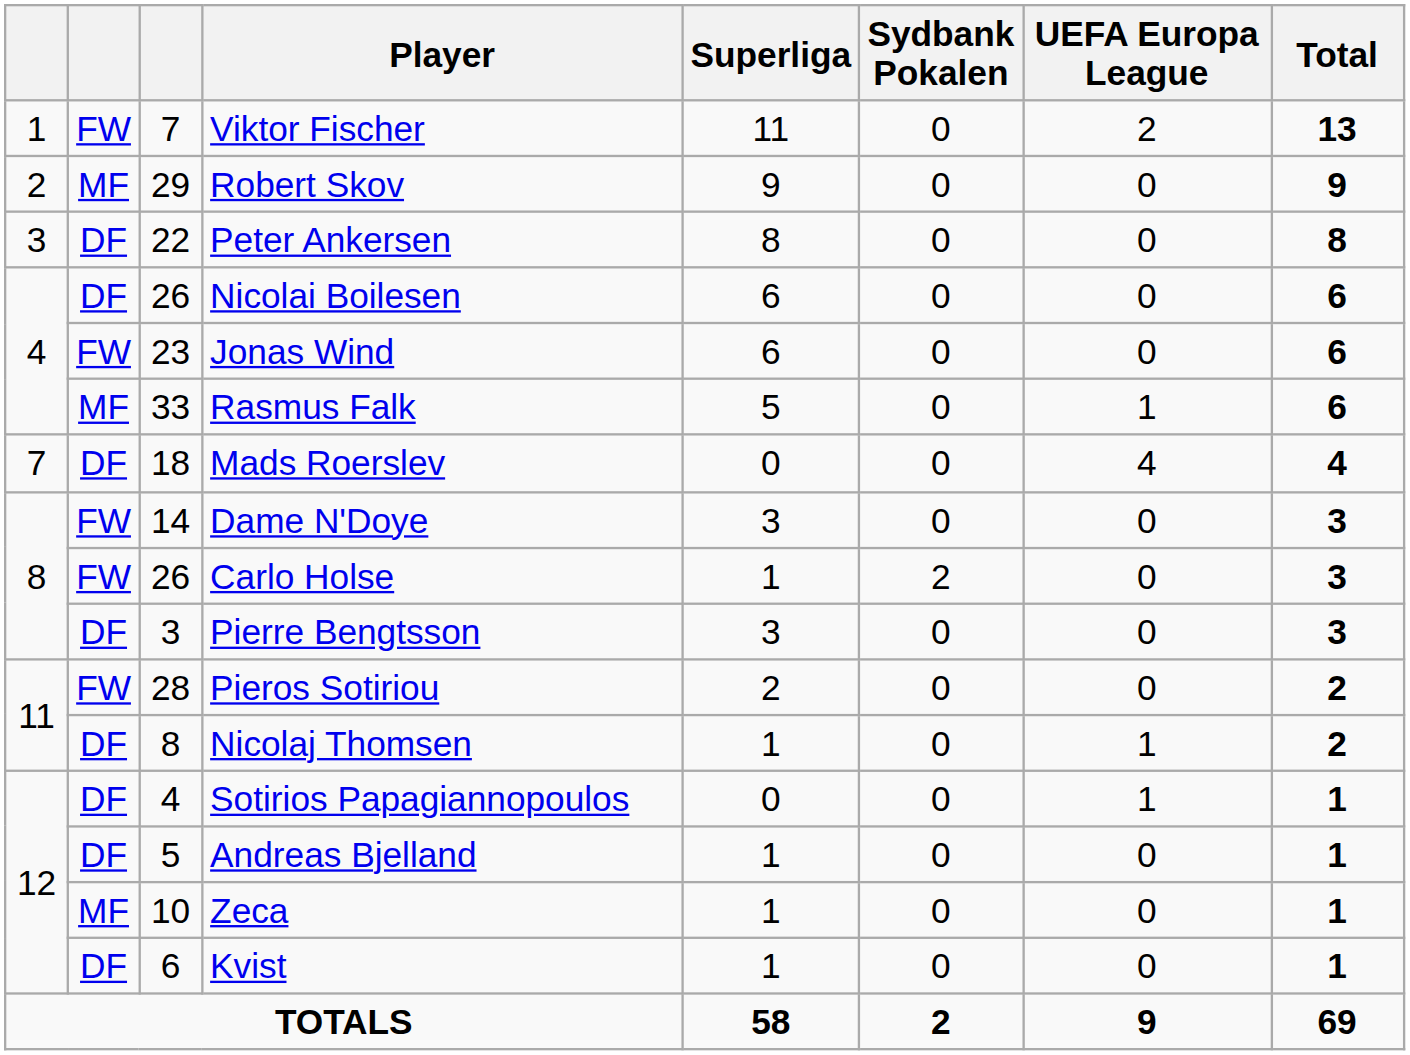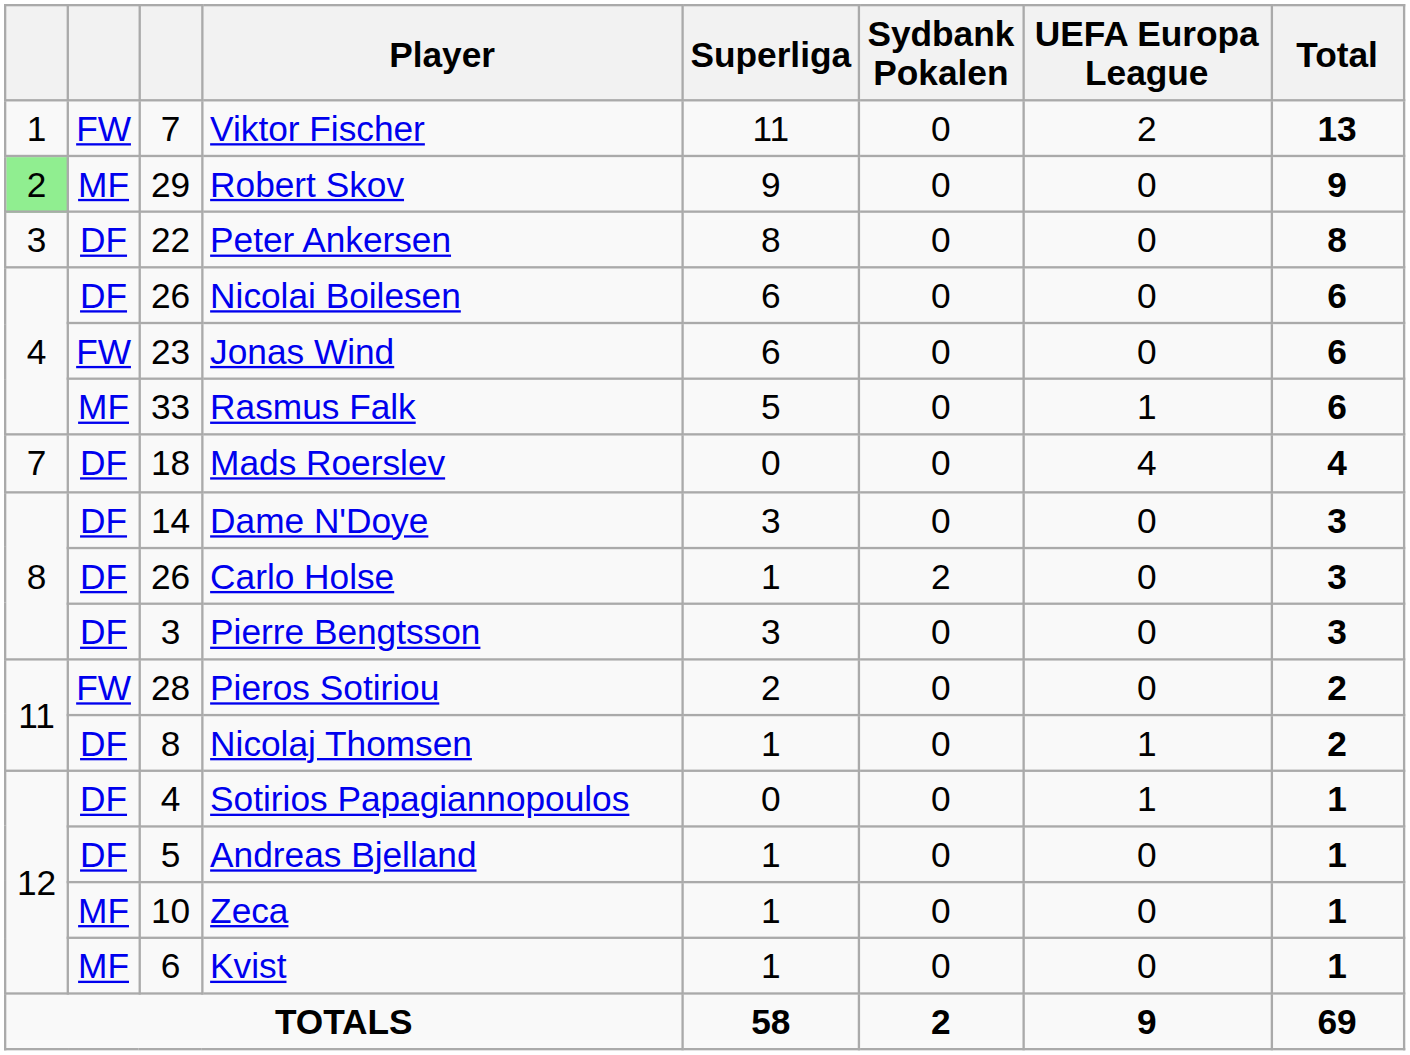(37, 184) no background -> (37, 184) lightgreen background
(104, 519) FW -> (104, 519) DF
(104, 575) FW -> (104, 575) DF
(104, 966) DF -> (104, 966) MF
